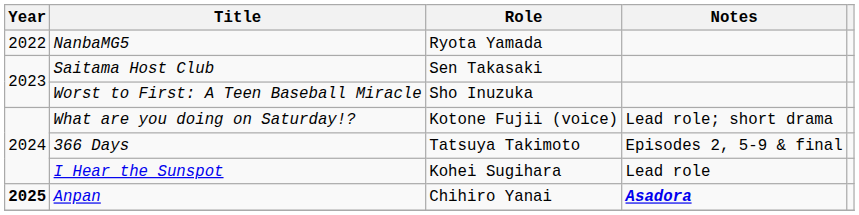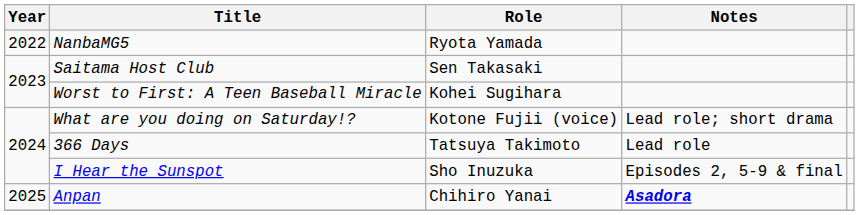(481, 94) Sho Inuzuka -> (495, 94) Kohei Sugihara
(734, 146) Episodes 2, 5-9 & final -> (668, 146) Lead role
(495, 171) Kohei Sugihara -> (481, 171) Sho Inuzuka
(668, 171) Lead role -> (734, 171) Episodes 2, 5-9 & final
(27, 197) bold -> (27, 197) normal
